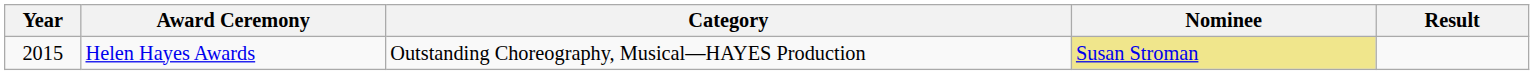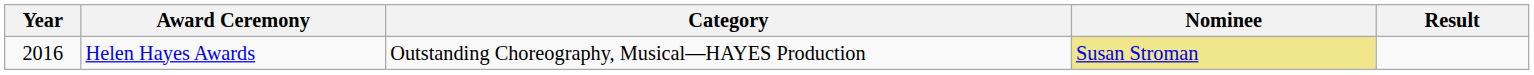(43, 52) 2015 -> (43, 52) 2016
